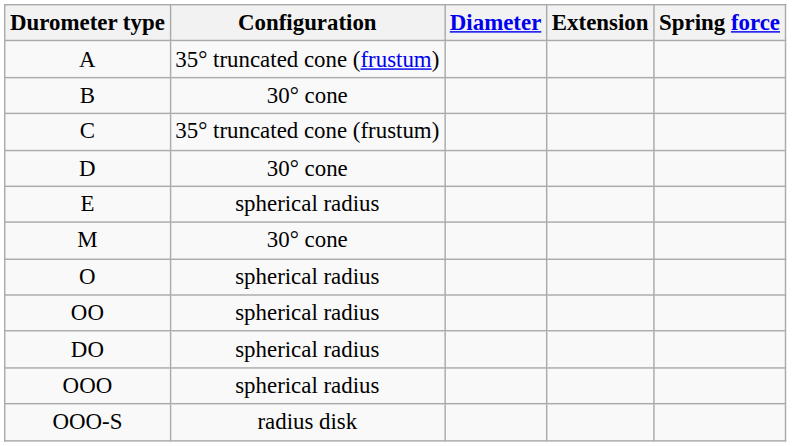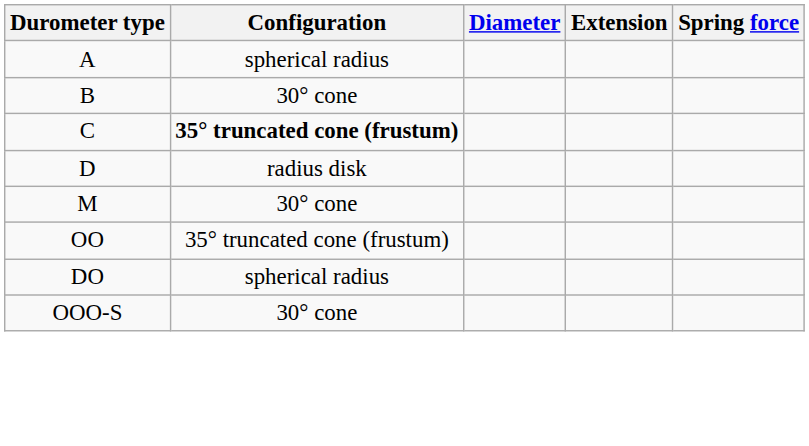(307, 58) 35° truncated cone (frustum) -> (317, 58) spherical radius
(307, 131) normal -> (317, 131) bold
(307, 167) 30° cone -> (317, 167) radius disk
- row: (87, 204)
- row: (87, 276)
(307, 312) spherical radius -> (317, 240) 35° truncated cone (frustum)
- row: (87, 385)
(307, 421) radius disk -> (317, 312) 30° cone
